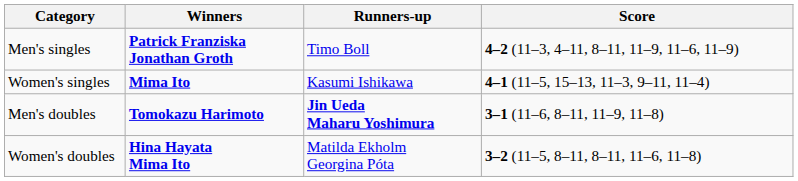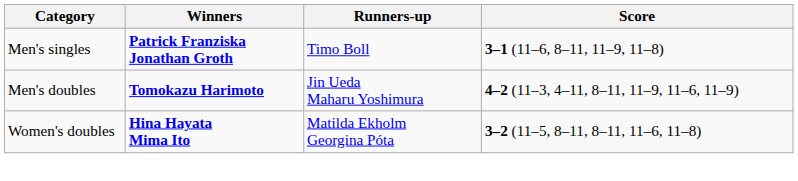(612, 49) 4–2 (11–3, 4–11, 8–11, 11–9, 11–6, 11–9) -> (574, 49) 3–1 (11–6, 8–11, 11–9, 11–8)
- row: (59, 81)
(371, 114) bold -> (365, 90) normal
(574, 114) 3–1 (11–6, 8–11, 11–9, 11–8) -> (612, 90) 4–2 (11–3, 4–11, 8–11, 11–9, 11–6, 11–9)
